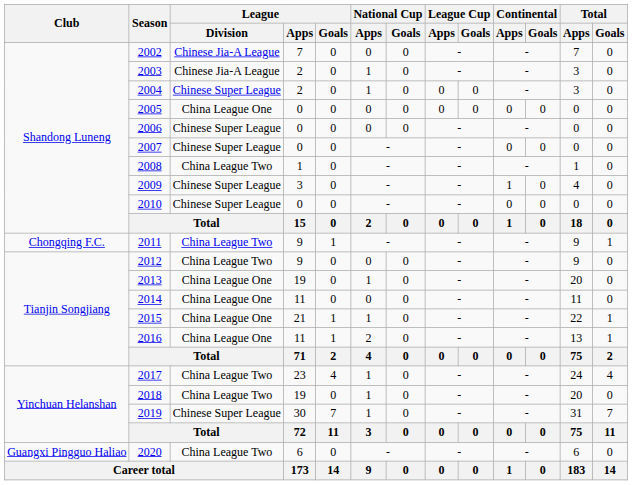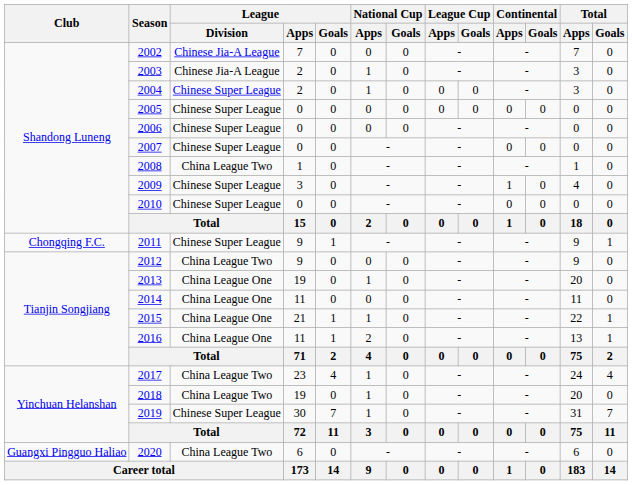(227, 109) China League One -> (227, 109) Chinese Super League
(227, 242) China League Two -> (227, 242) Chinese Super League
